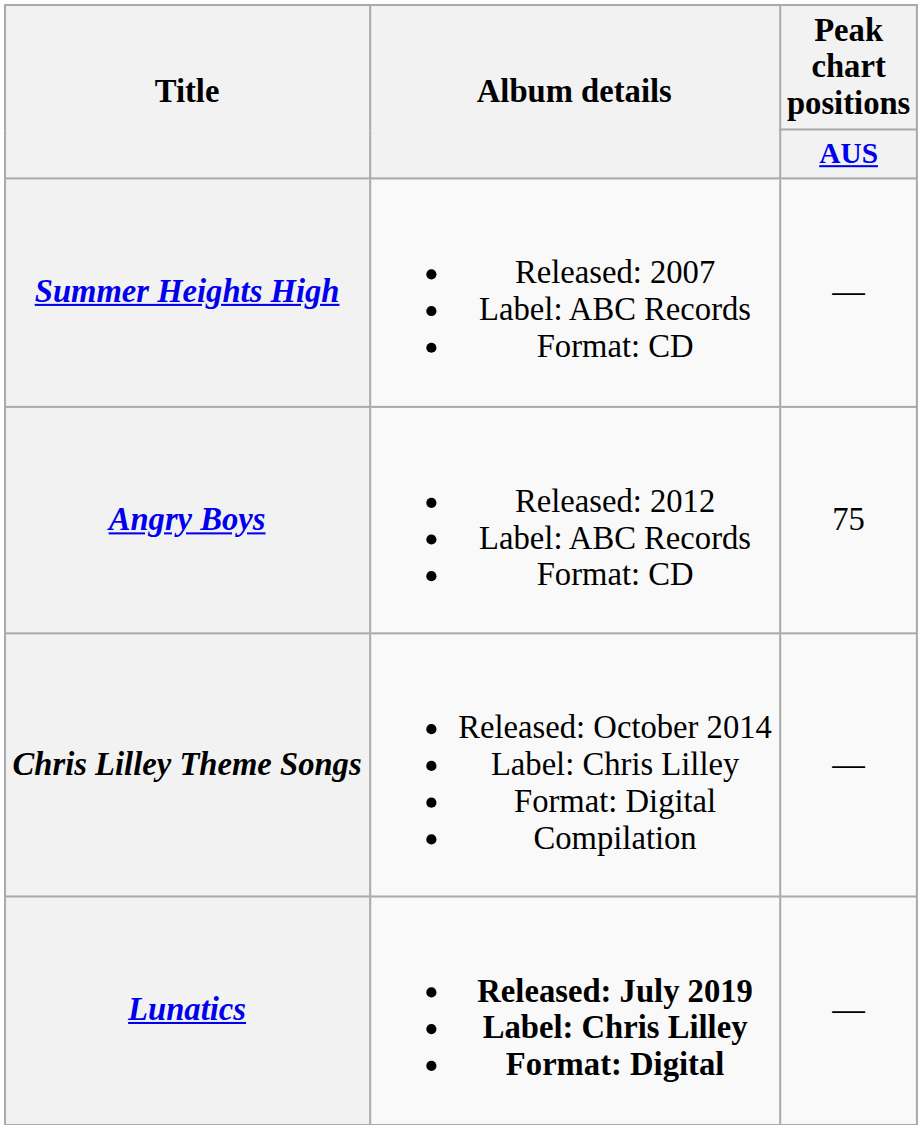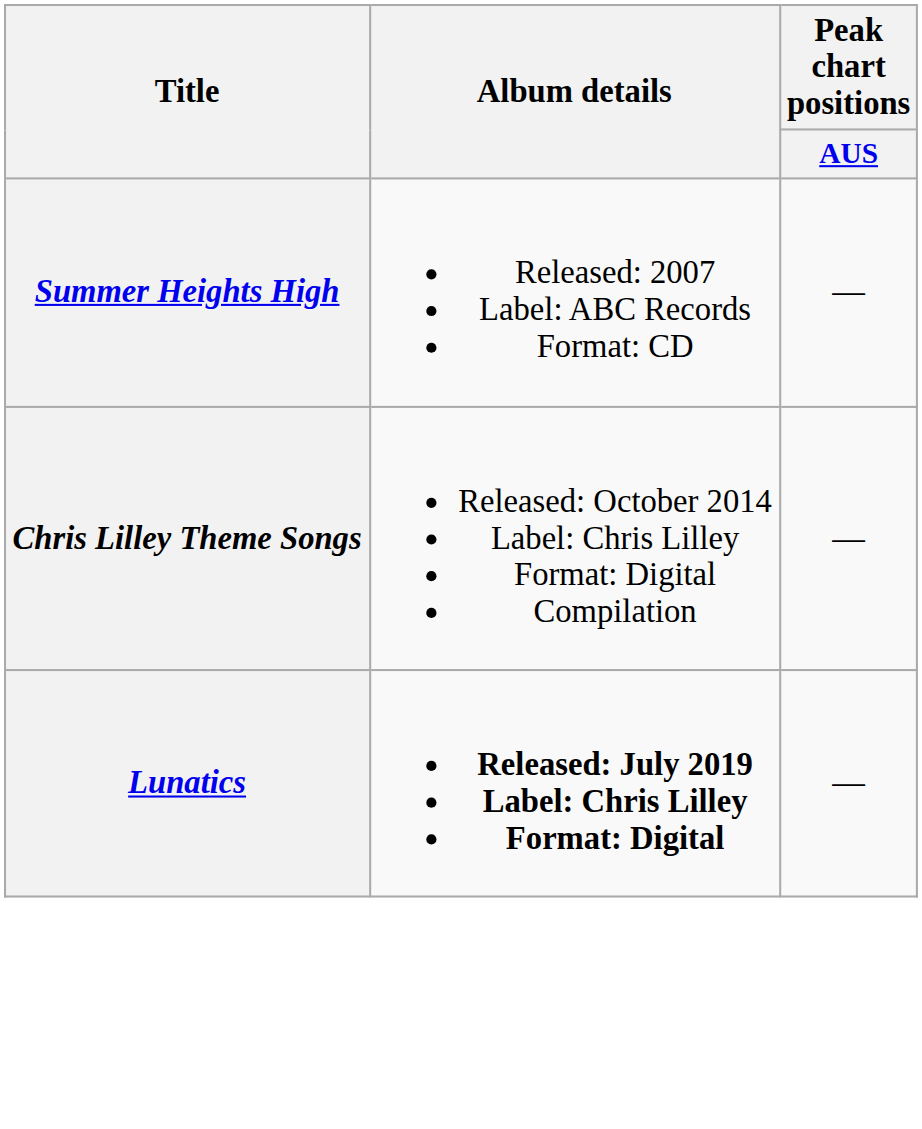- row: (187, 518)
